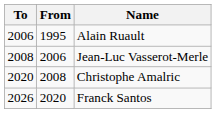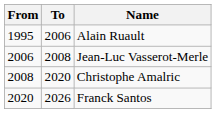columns swapped: (55, 14) <-> (21, 14)
